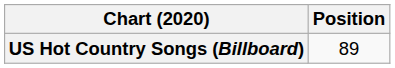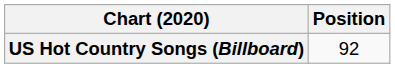(349, 48) 89 -> (349, 48) 92
